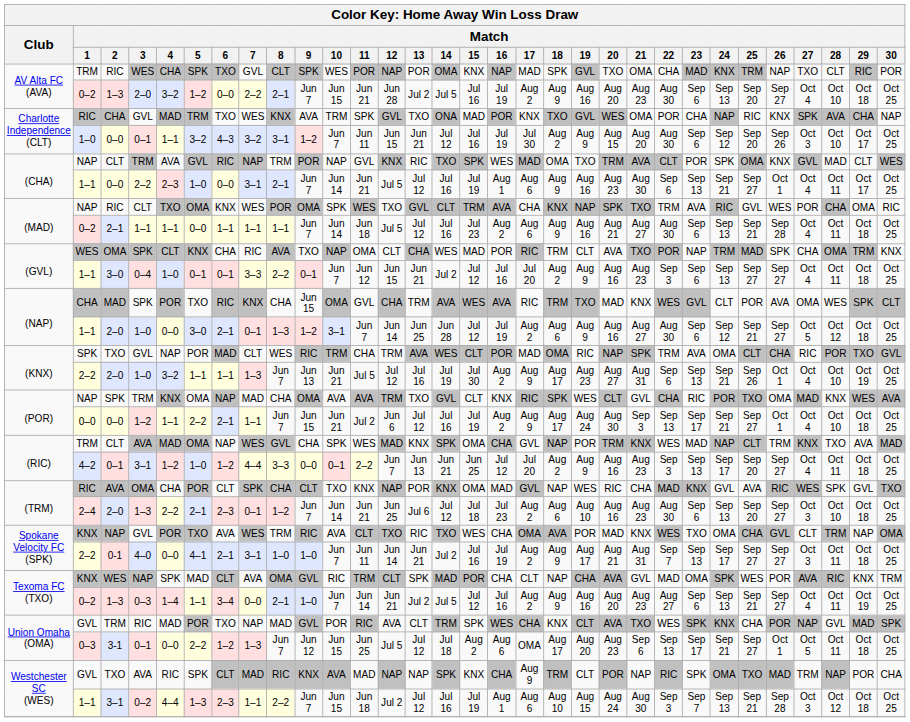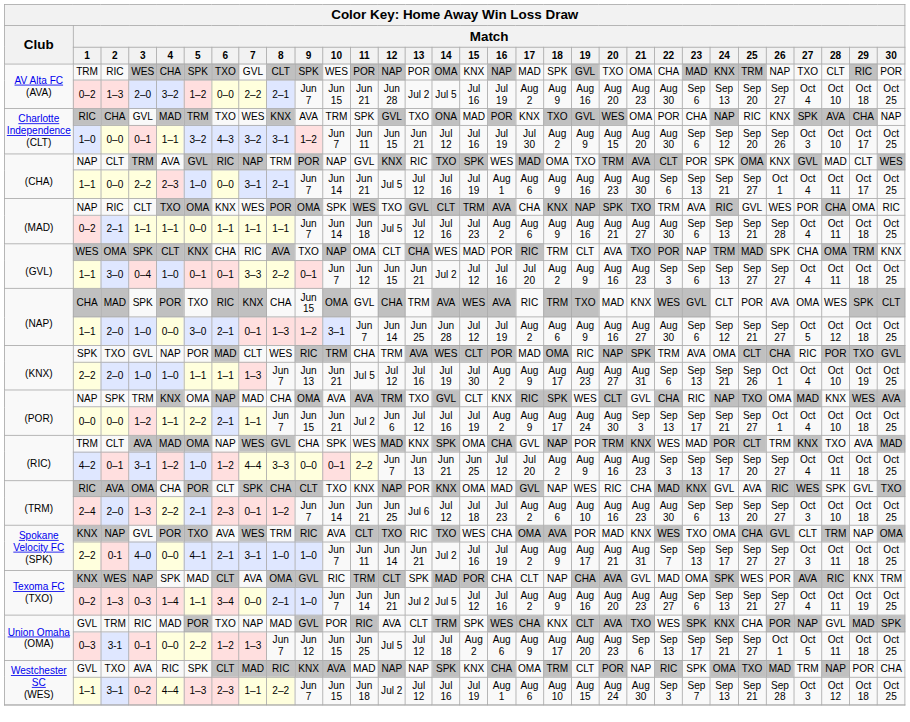(170, 376) 3–2 -> (170, 376) 1–0
(724, 399) POR -> (724, 399) NAP
(724, 444) NAP -> (724, 444) POR
(529, 646) OMA -> (529, 646) Aug 9
(529, 675) Aug 9 -> (529, 669) OMA
